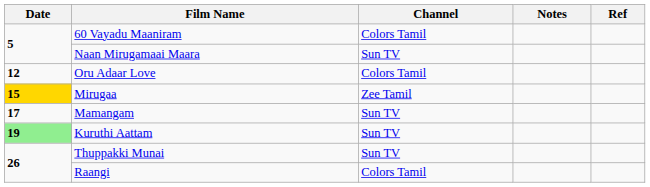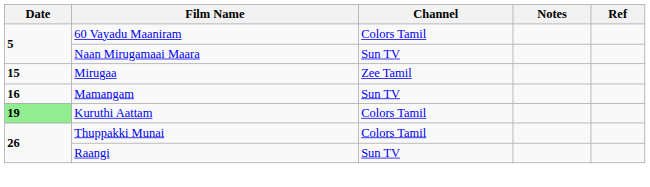- row: (115, 73)
(14, 93) gold background -> (14, 73) no background
(14, 113) 17 -> (14, 93) 16
(381, 133) Sun TV -> (394, 113) Colors Tamil
(381, 152) Sun TV -> (394, 133) Colors Tamil
(394, 172) Colors Tamil -> (381, 152) Sun TV
